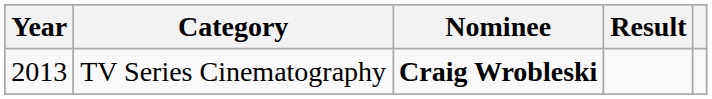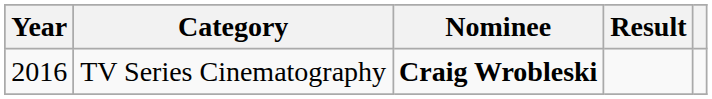(39, 71) 2013 -> (39, 71) 2016
